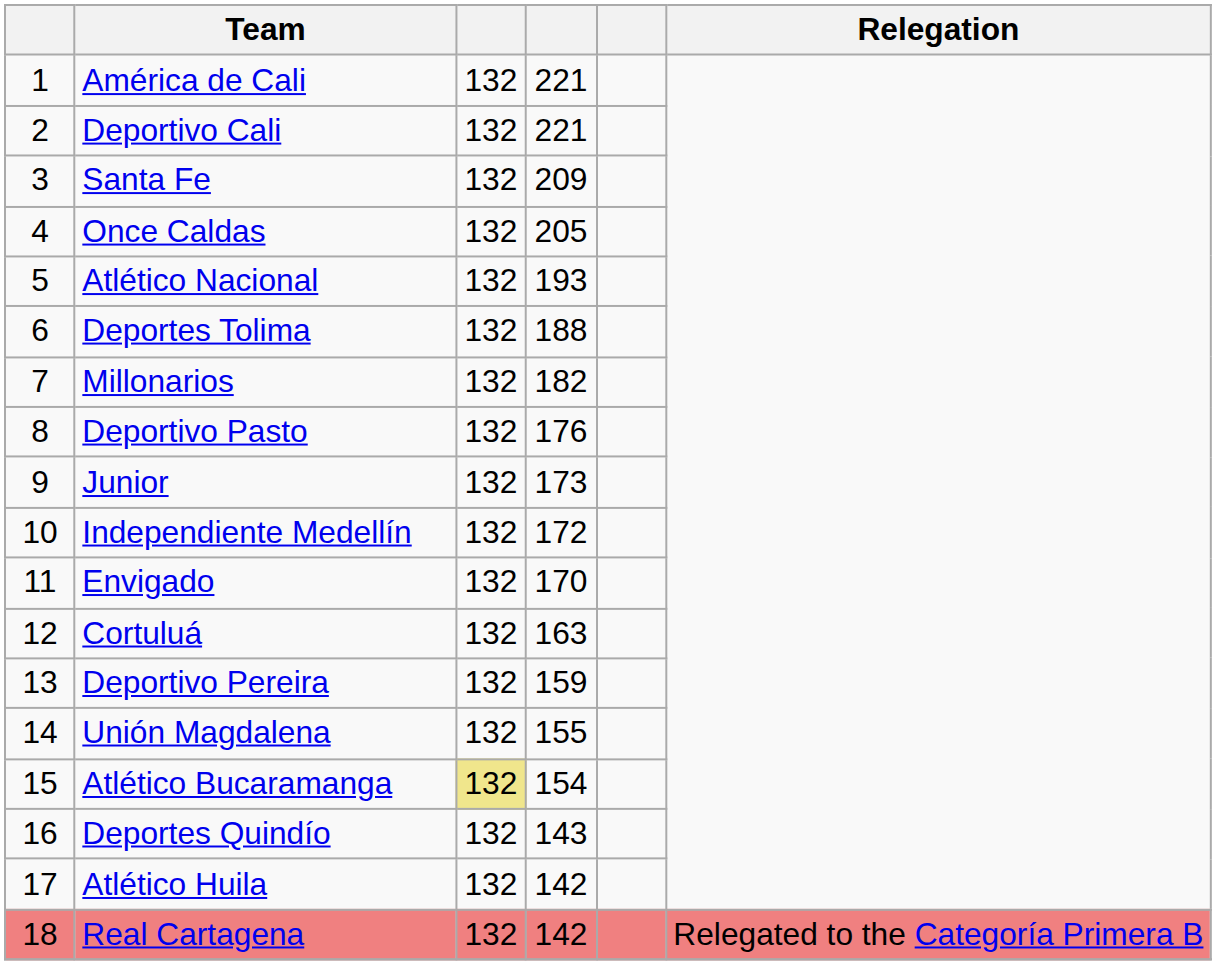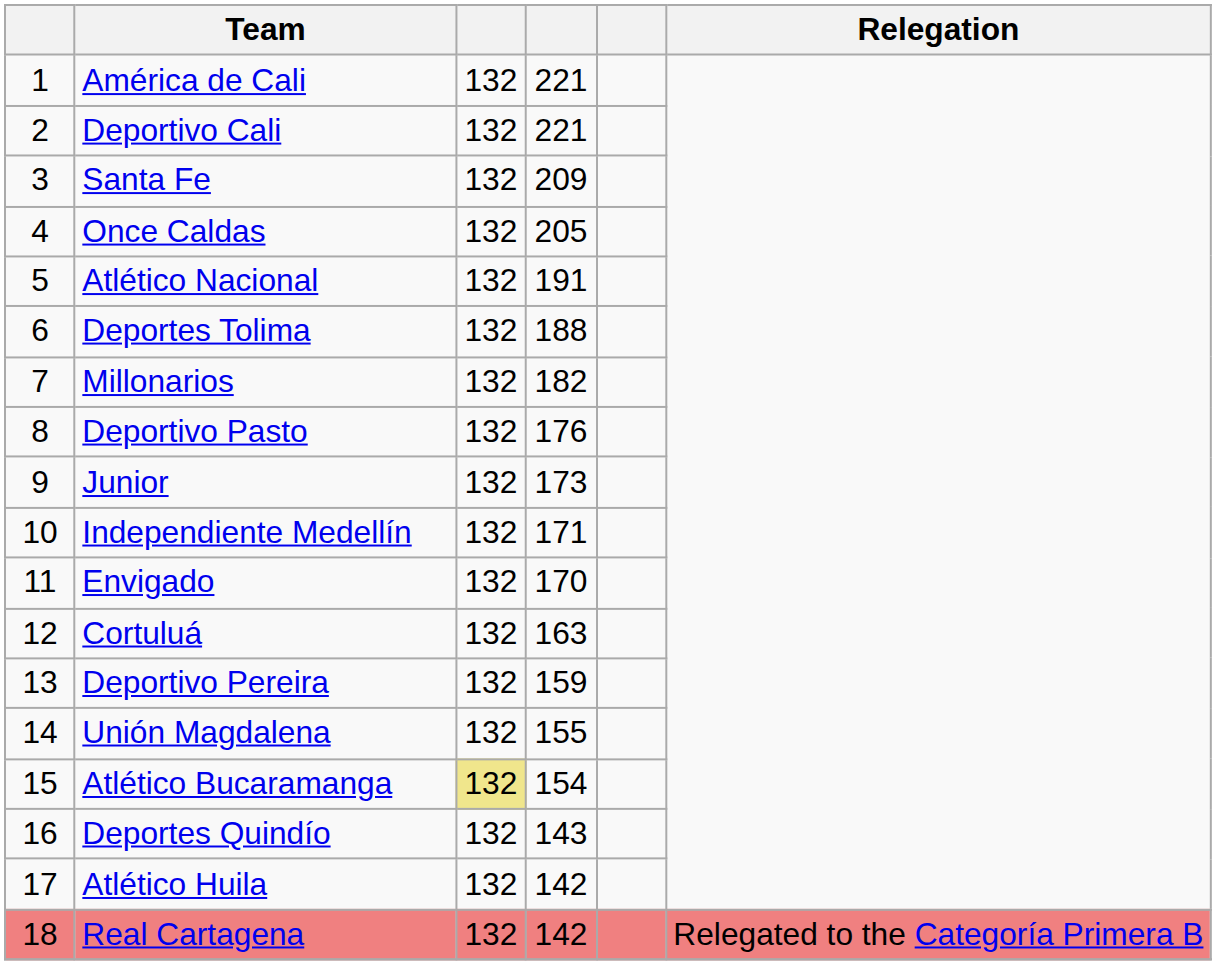(561, 280) 193 -> (561, 280) 191
(561, 532) 172 -> (561, 532) 171
